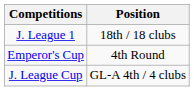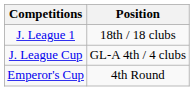rows swapped: (46, 55) <-> (46, 75)
